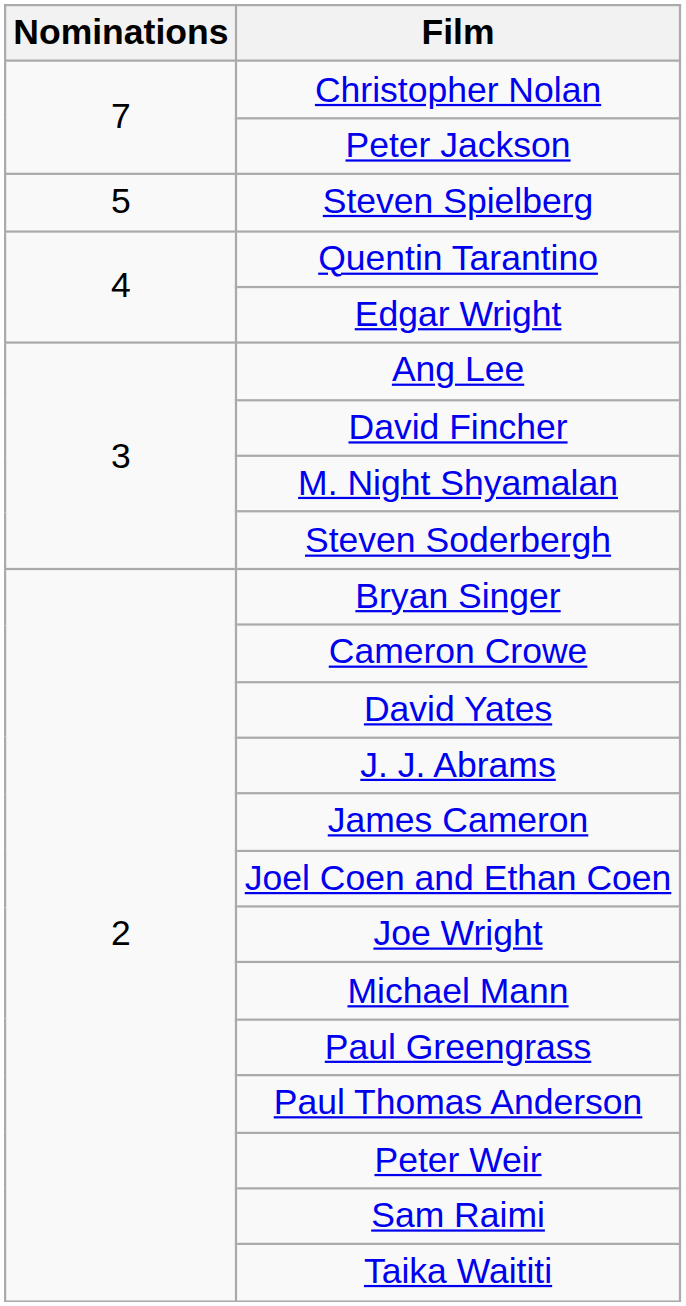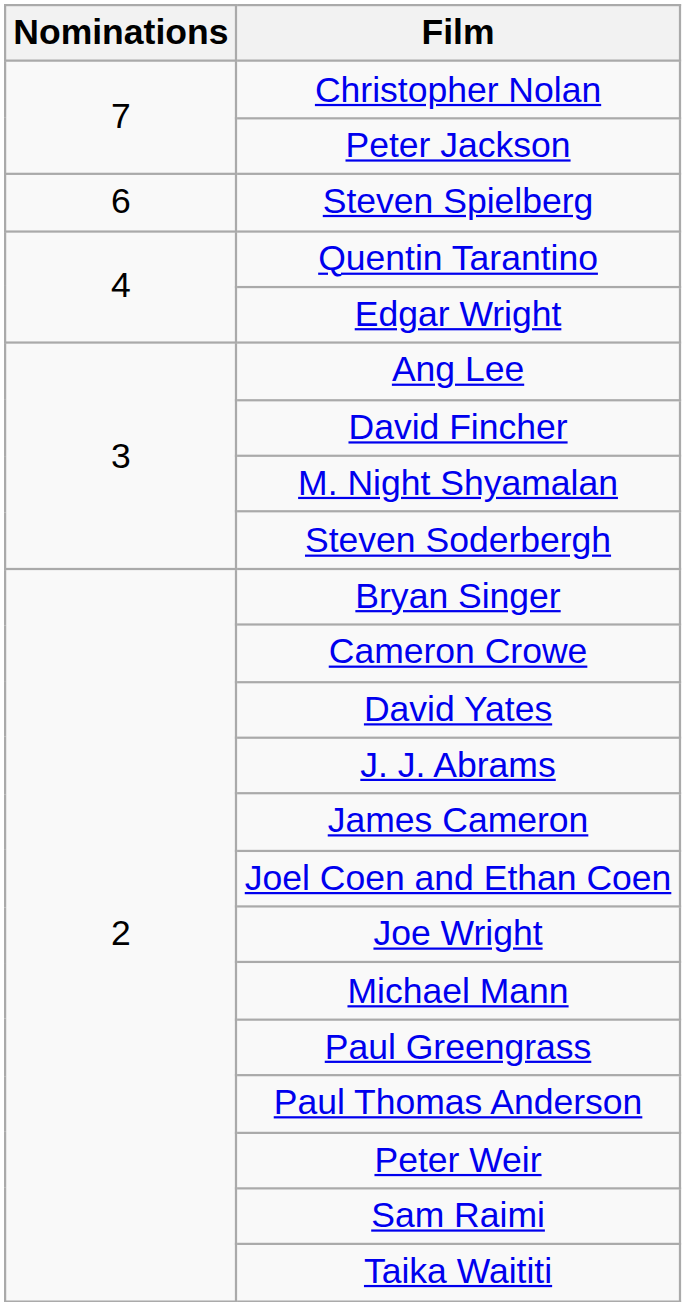(121, 201) 5 -> (121, 201) 6
